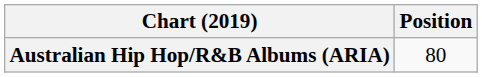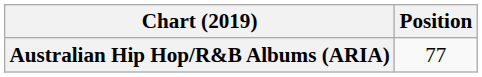(436, 54) 80 -> (436, 54) 77
